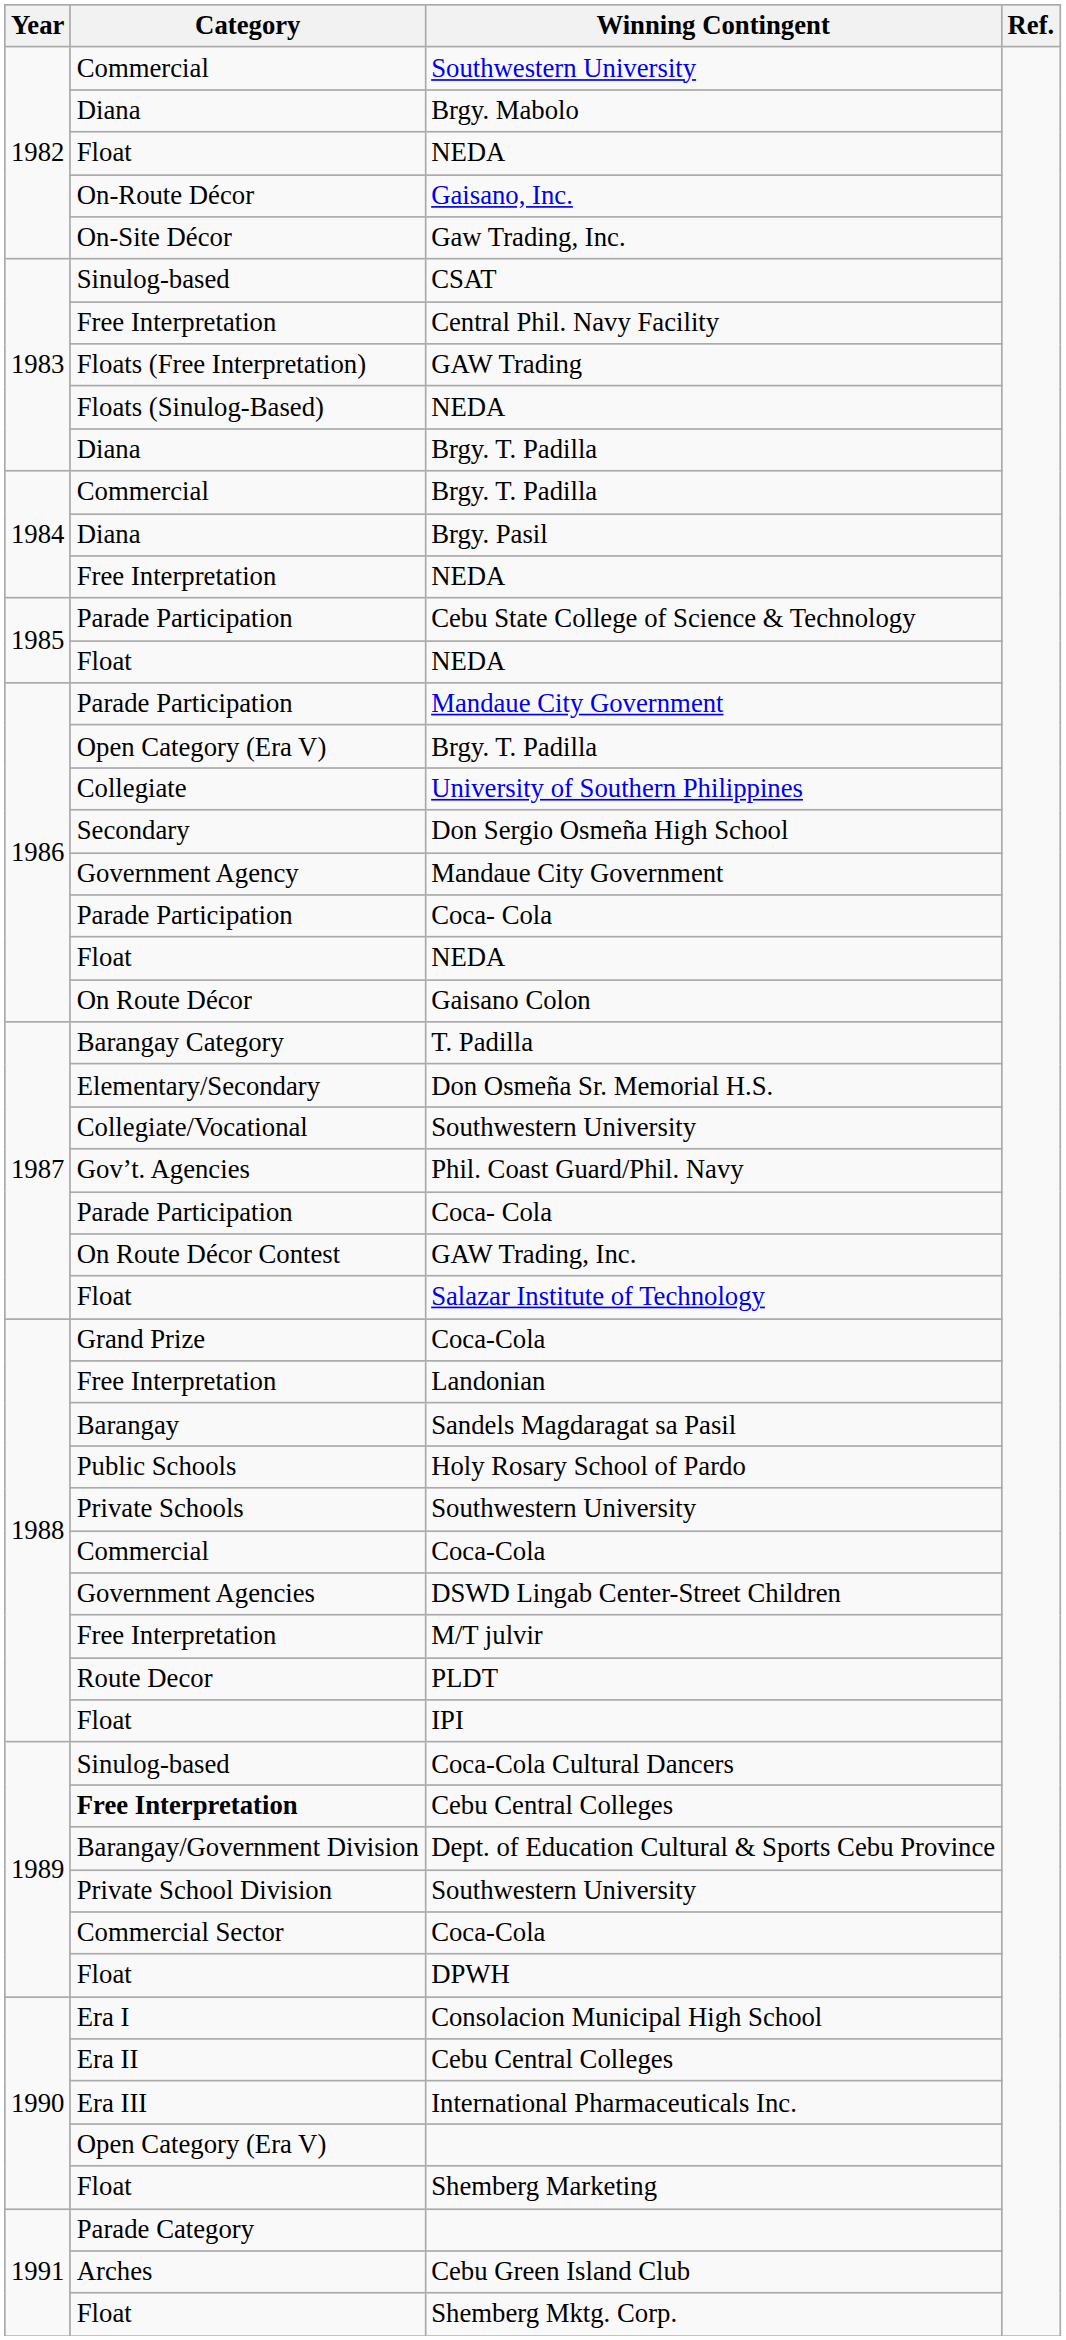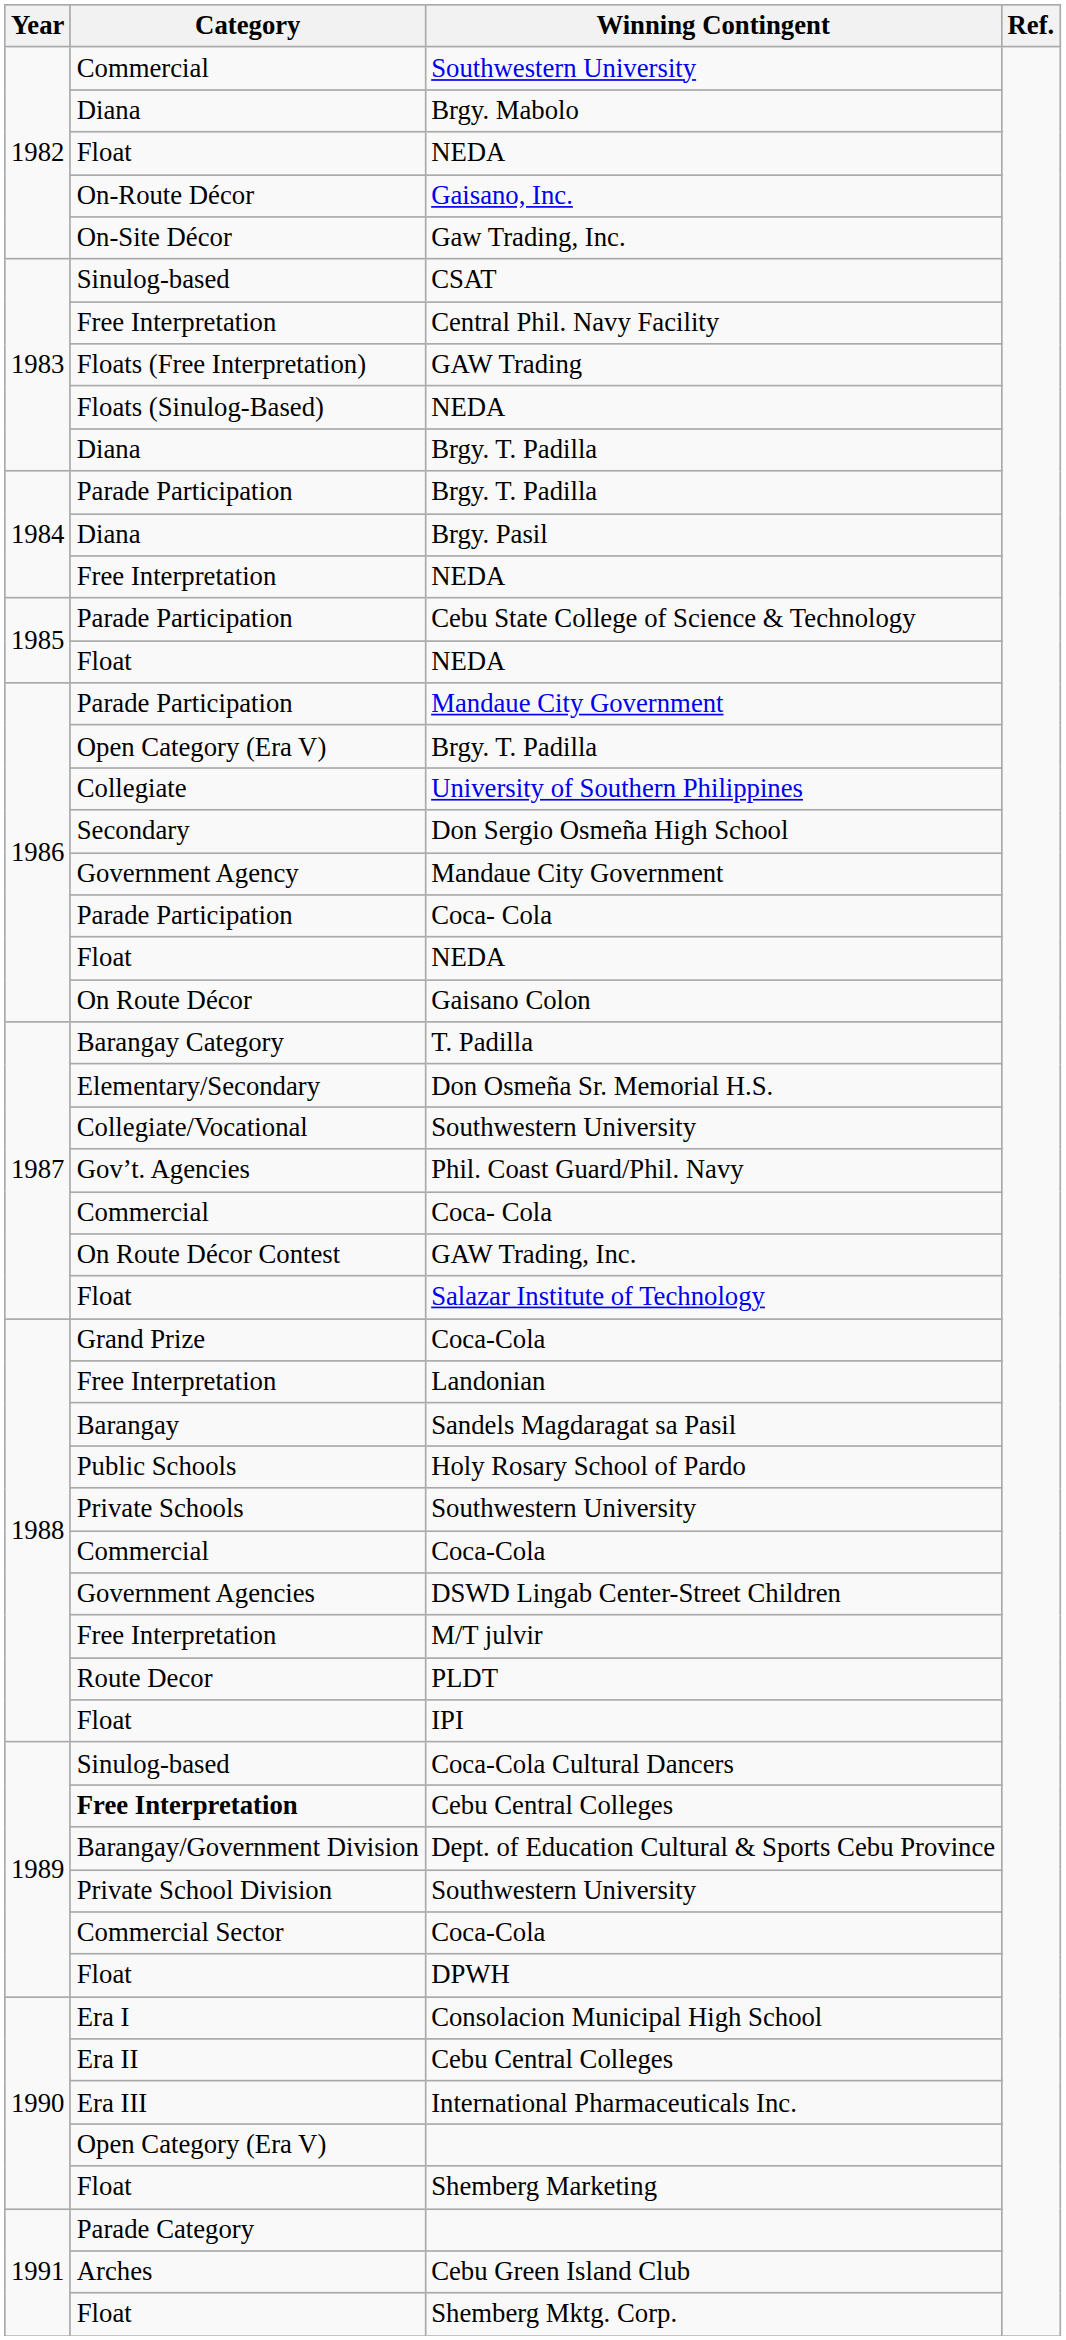(143, 491) Commercial -> (185, 491) Parade Participation
(185, 1212) Parade Participation -> (143, 1212) Commercial
